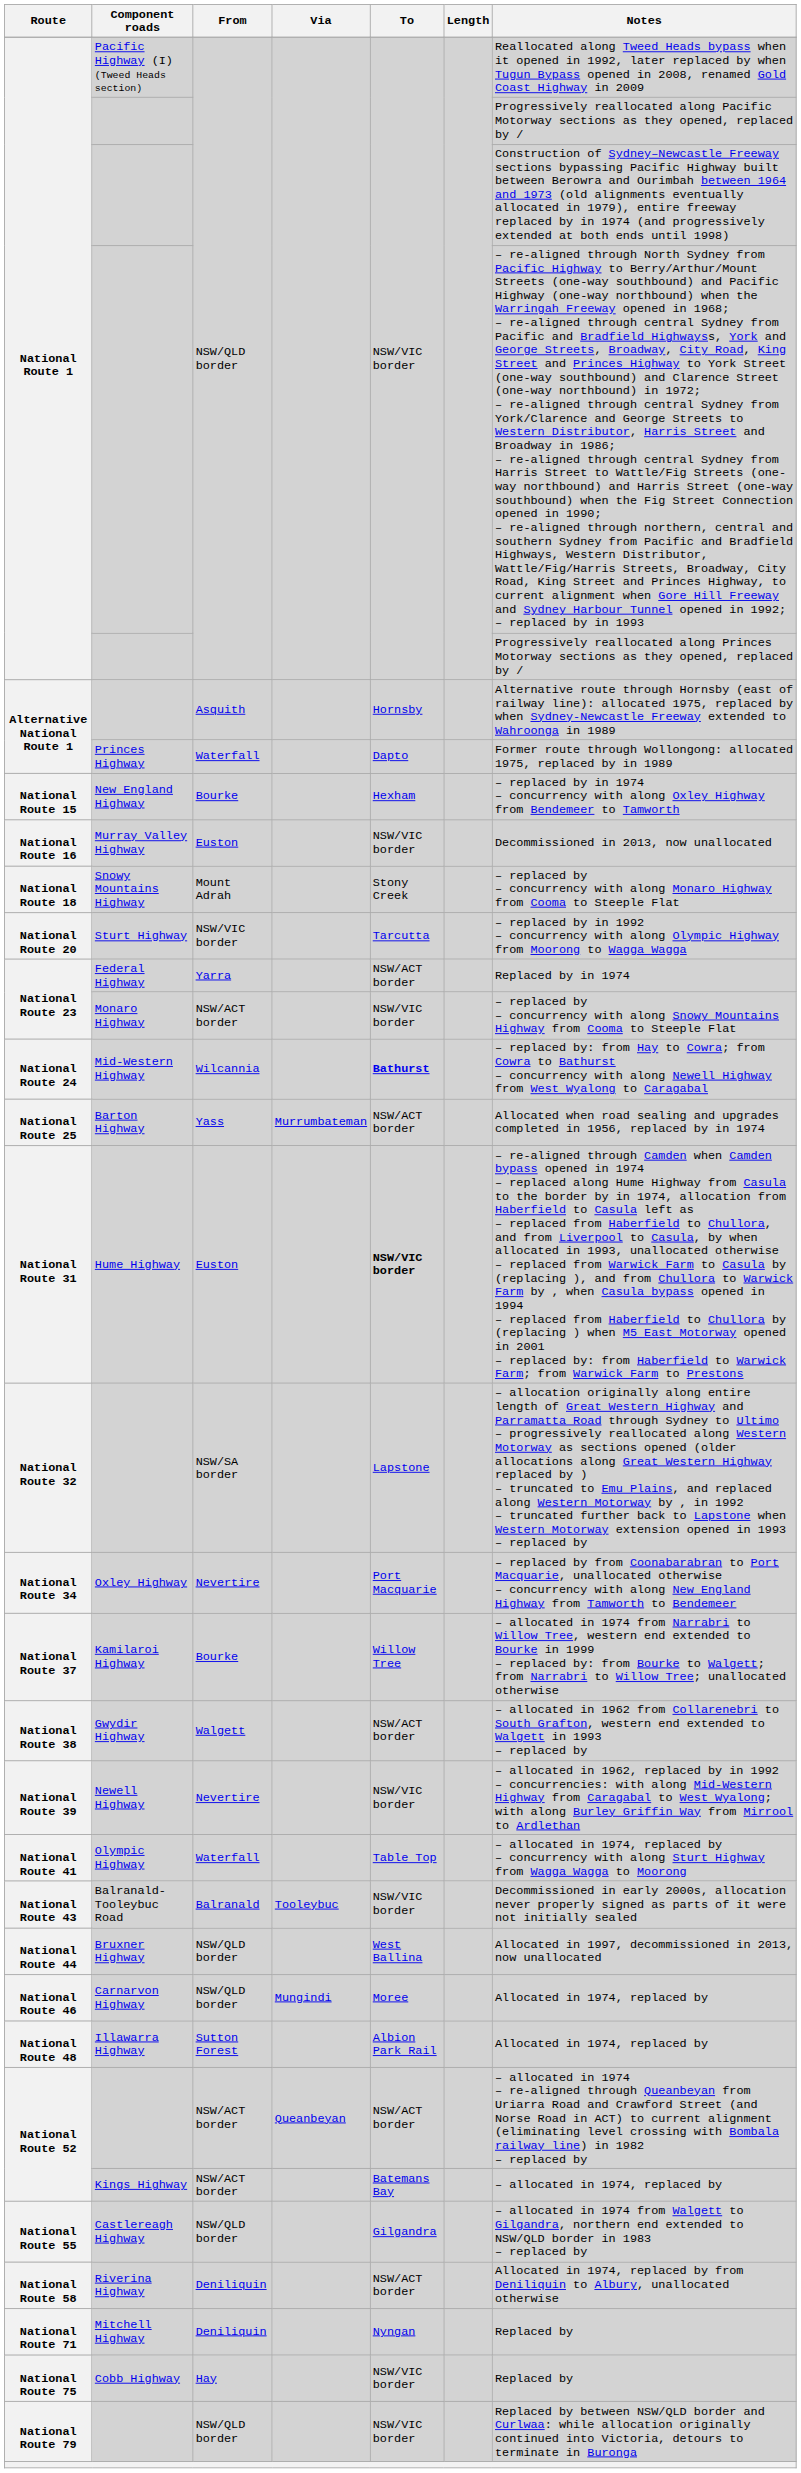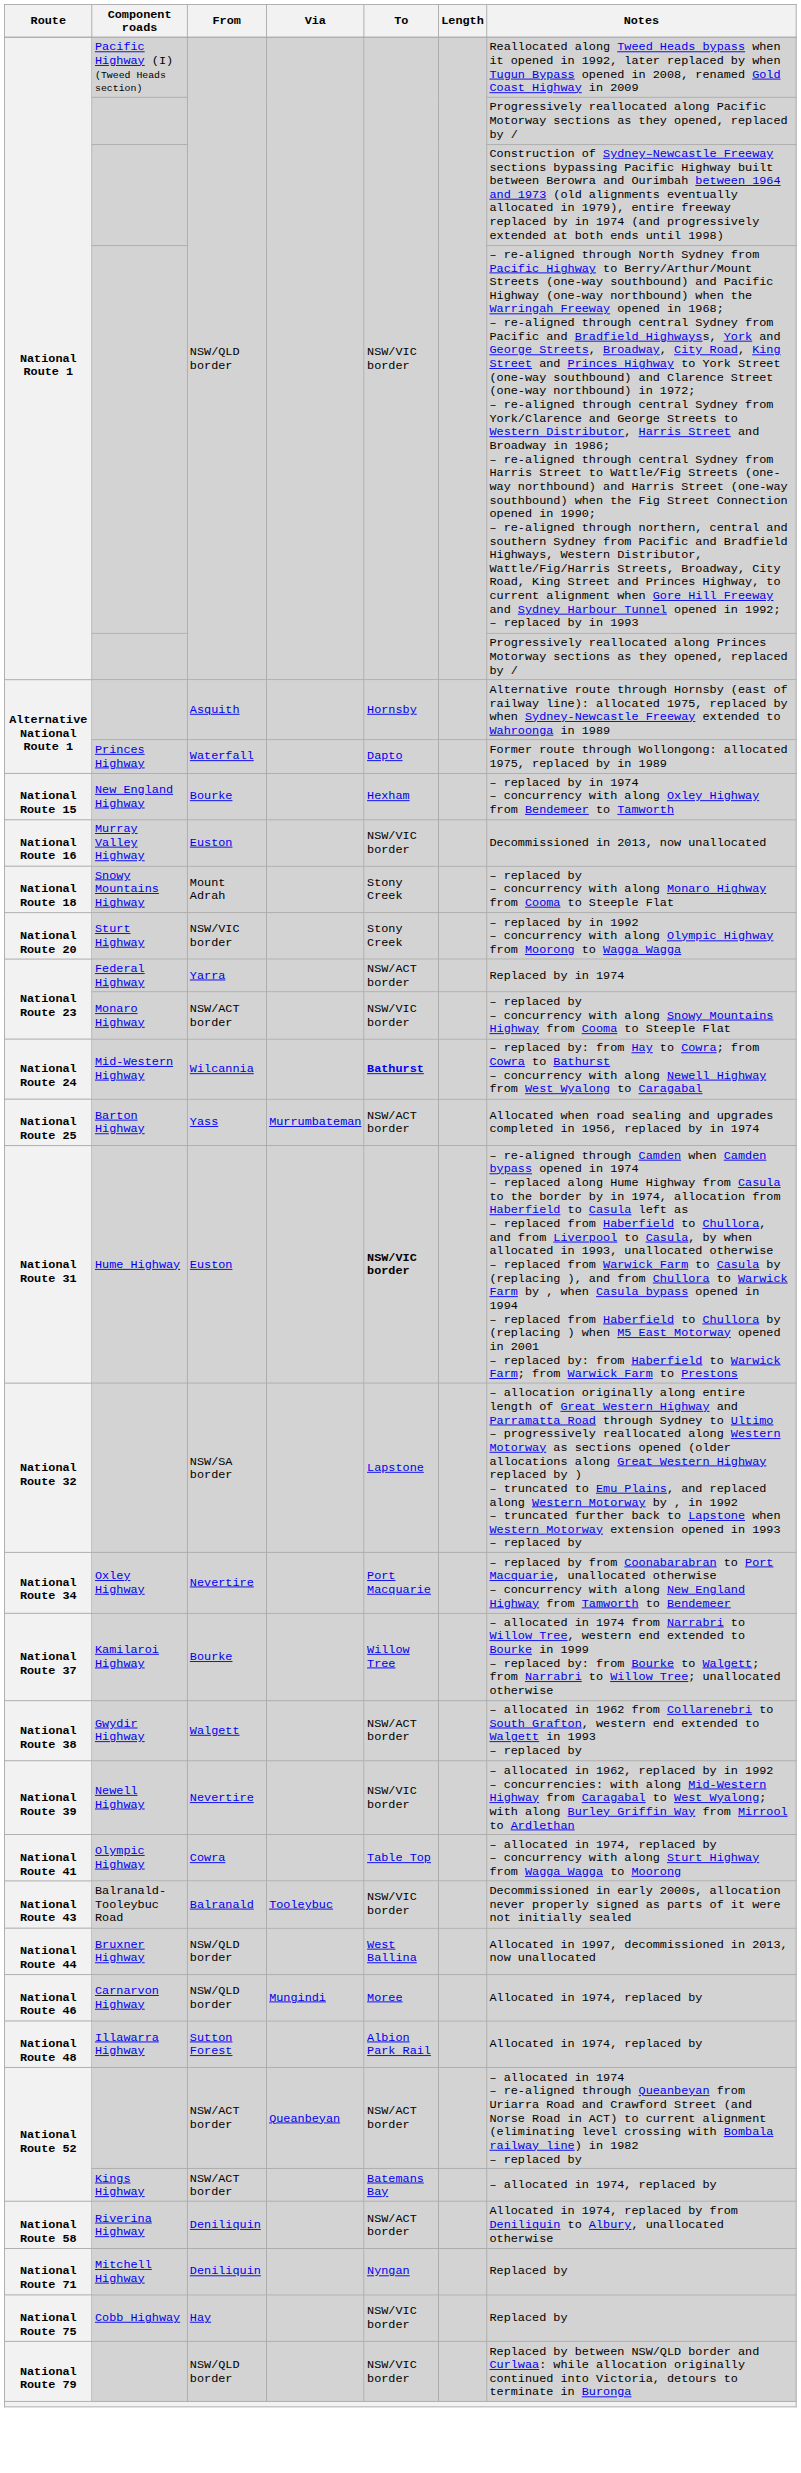(401, 936) Tarcutta -> (385, 936) Stony Creek
(228, 1858) Waterfall -> (208, 1858) Cowra
- row: (48, 2239)
